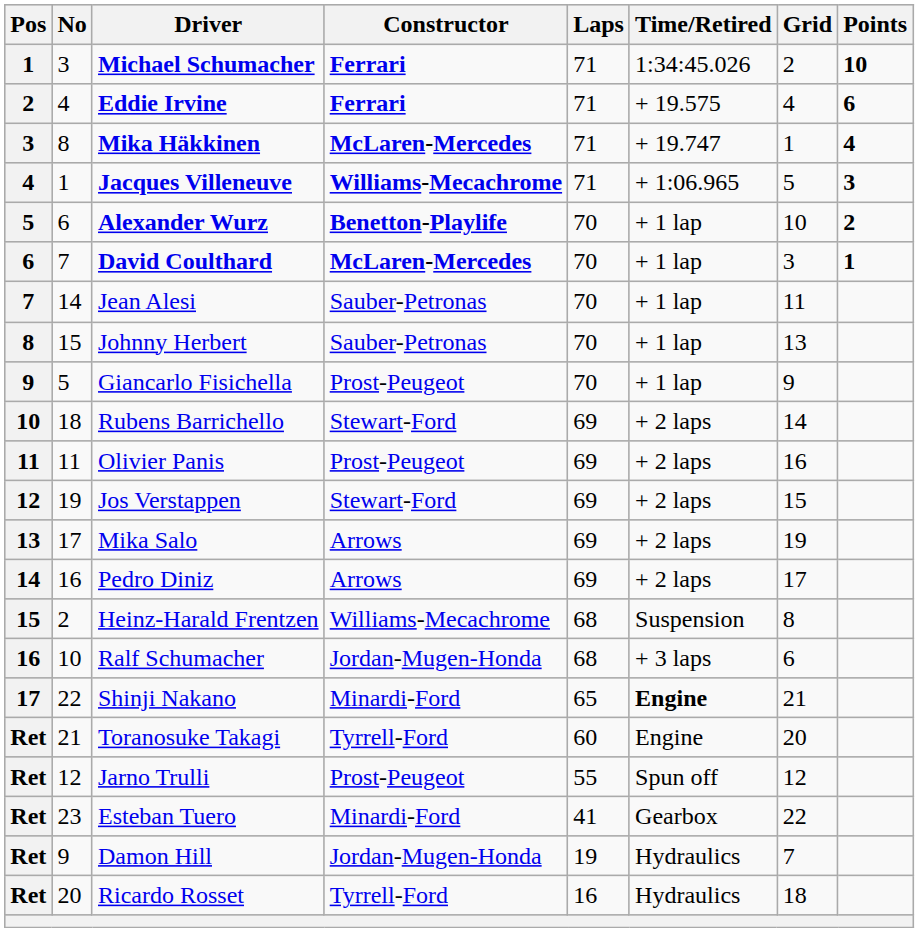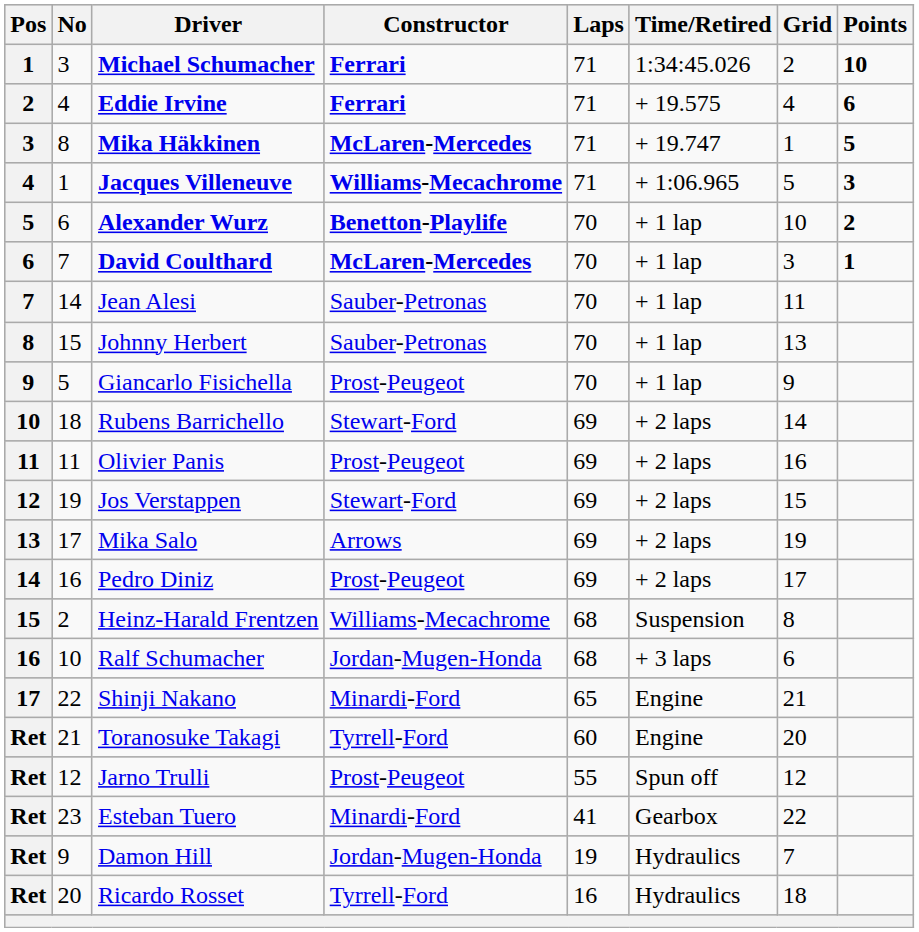(849, 143) 4 -> (849, 143) 5
(366, 578) Arrows -> (397, 578) Prost-Peugeot
(671, 697) bold -> (669, 697) normal
